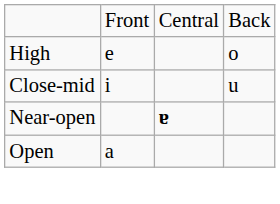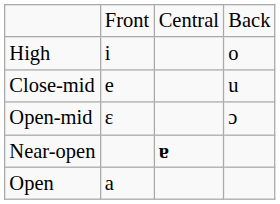(109, 53) e -> (108, 53) i
(108, 85) i -> (109, 85) e
+ row: (51, 118)
